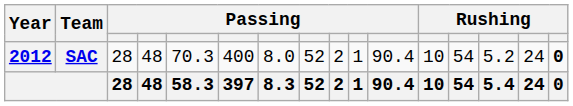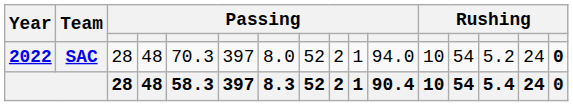(30, 57) 2012 -> (30, 57) 2022
(238, 57) 400 -> (238, 57) 397
(393, 57) 90.4 -> (393, 57) 94.0
